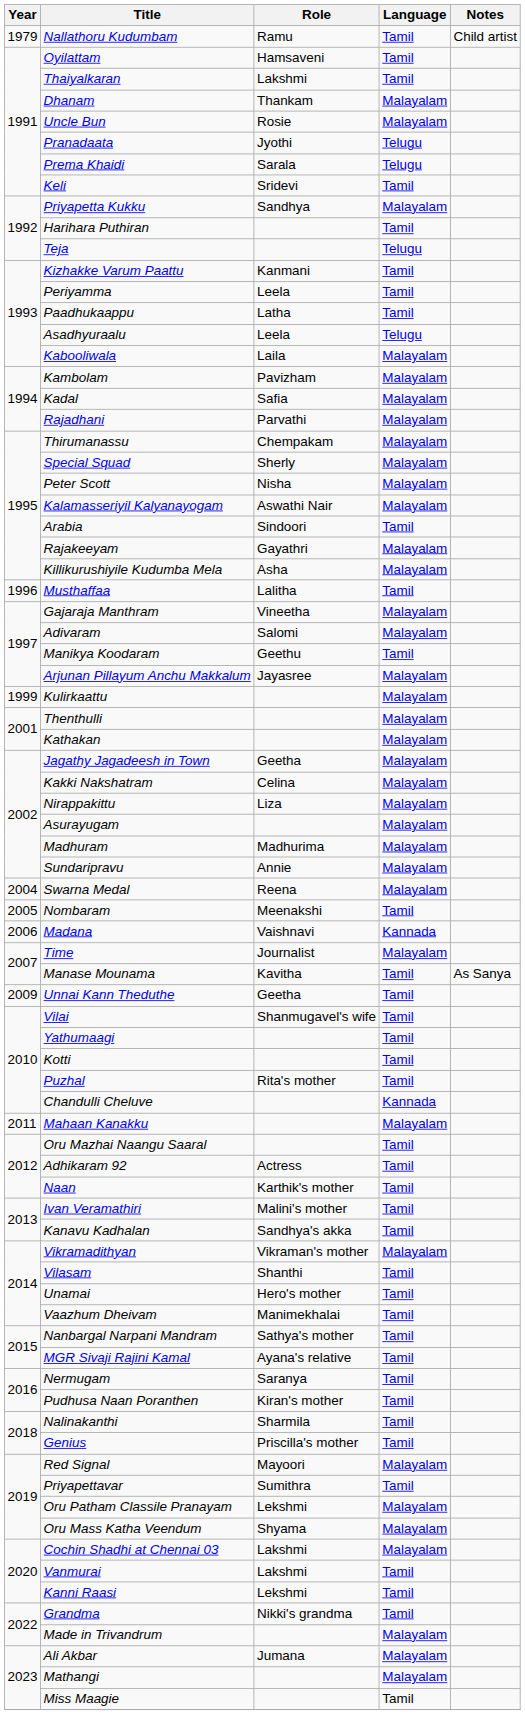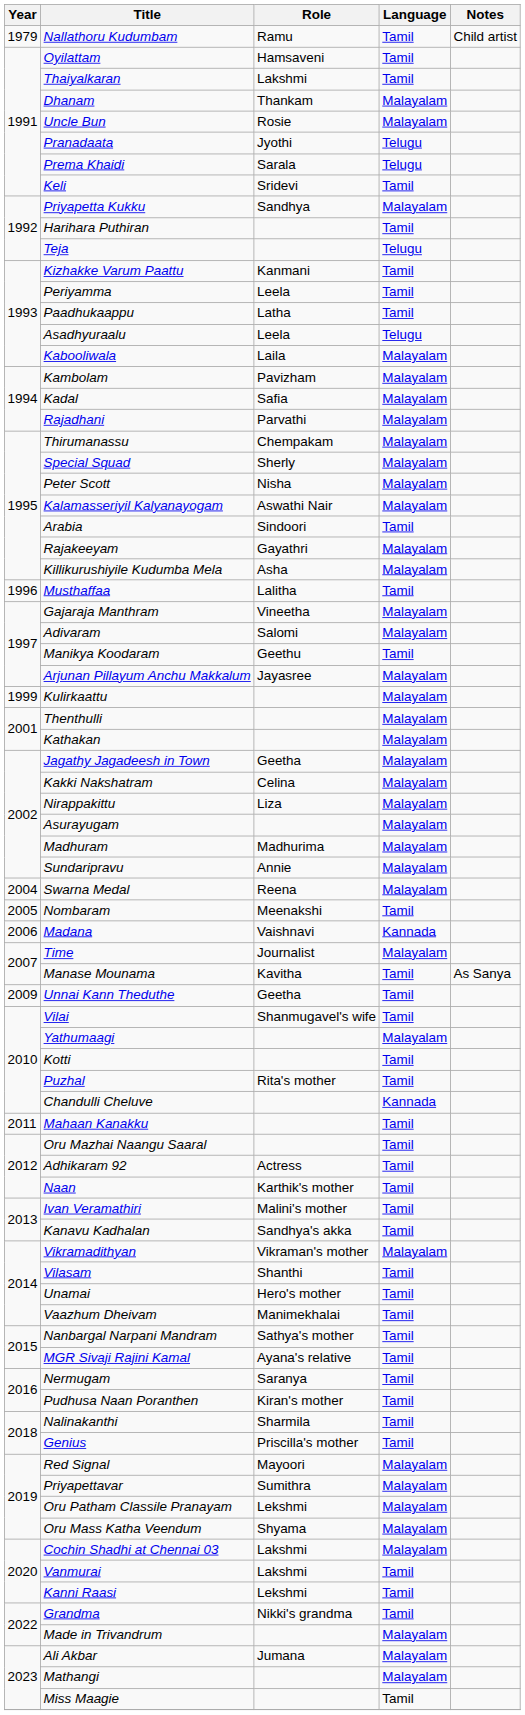(398, 1038) Tamil -> (415, 1038) Malayalam
(415, 1123) Malayalam -> (398, 1123) Tamil
(398, 1485) Tamil -> (415, 1485) Malayalam
